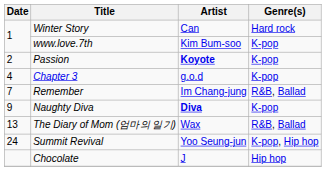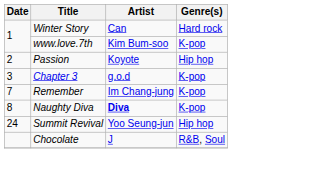(198, 60) bold -> (123, 60) normal
(265, 60) K-pop -> (196, 60) Hip hop
(9, 76) 4 -> (9, 76) 3
(279, 92) R&B, Ballad -> (192, 92) K-pop
(9, 108) 9 -> (9, 108) 8
- row: (105, 125)
(285, 142) K-pop, Hip hop -> (196, 124) Hip hop
(269, 158) Hip hop -> (202, 140) R&B, Soul
